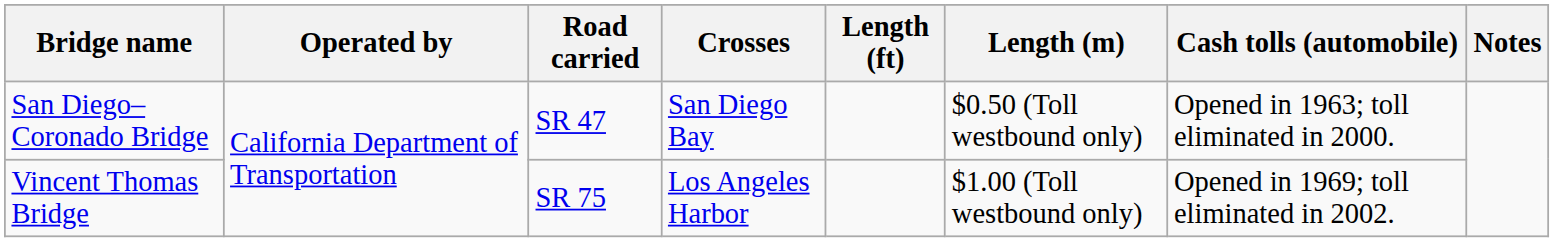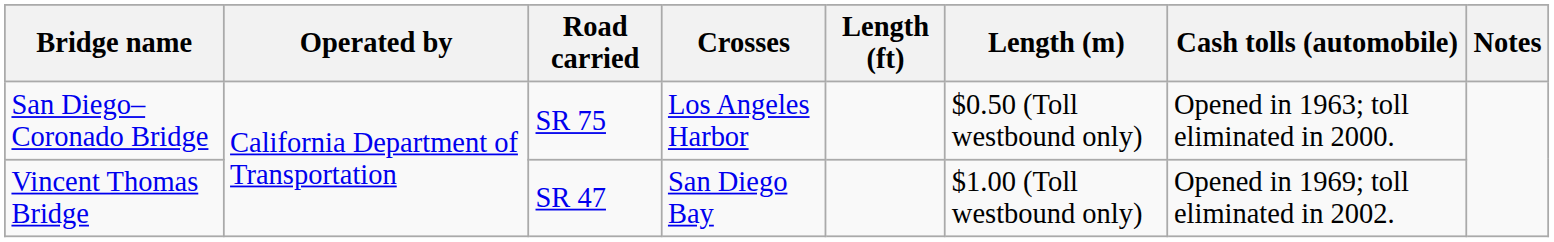(571, 120) SR 47 -> (571, 120) SR 75
(728, 120) San Diego Bay -> (739, 120) Los Angeles Harbor
(571, 197) SR 75 -> (571, 197) SR 47
(739, 197) Los Angeles Harbor -> (728, 197) San Diego Bay
